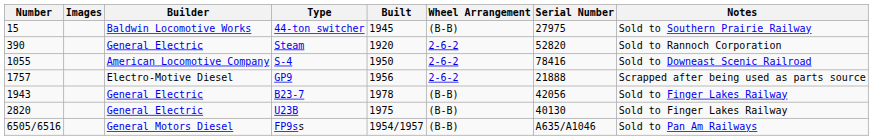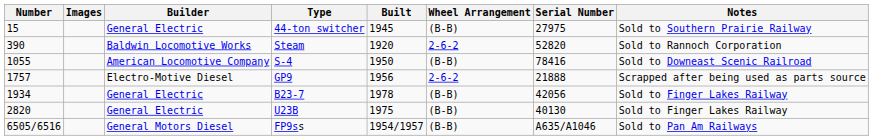(179, 29) Baldwin Locomotive Works -> (155, 29) General Electric
(155, 45) General Electric -> (179, 45) Baldwin Locomotive Works
(443, 61) 2-6-2 -> (443, 61) (B-B)
(19, 94) 1943 -> (19, 94) 1934
